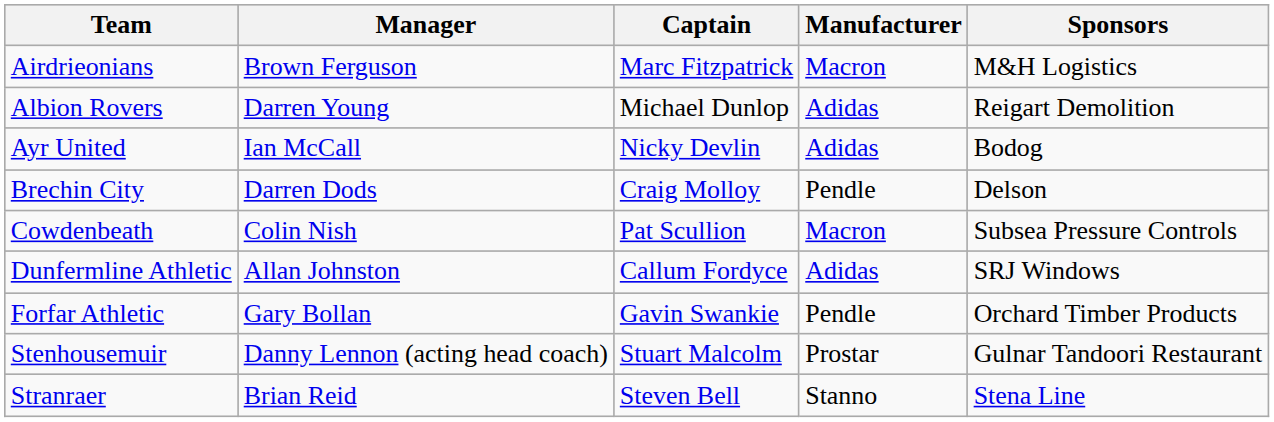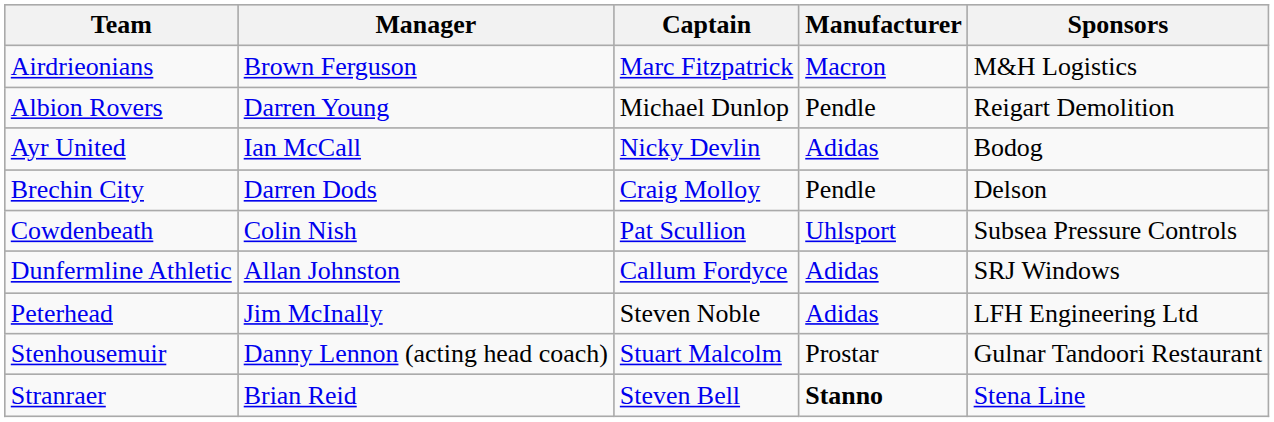(842, 107) Adidas -> (841, 107) Pendle
(846, 230) Macron -> (851, 230) Uhlsport
- row: (87, 312)
+ row: (62, 312)
(841, 395) normal -> (844, 395) bold
